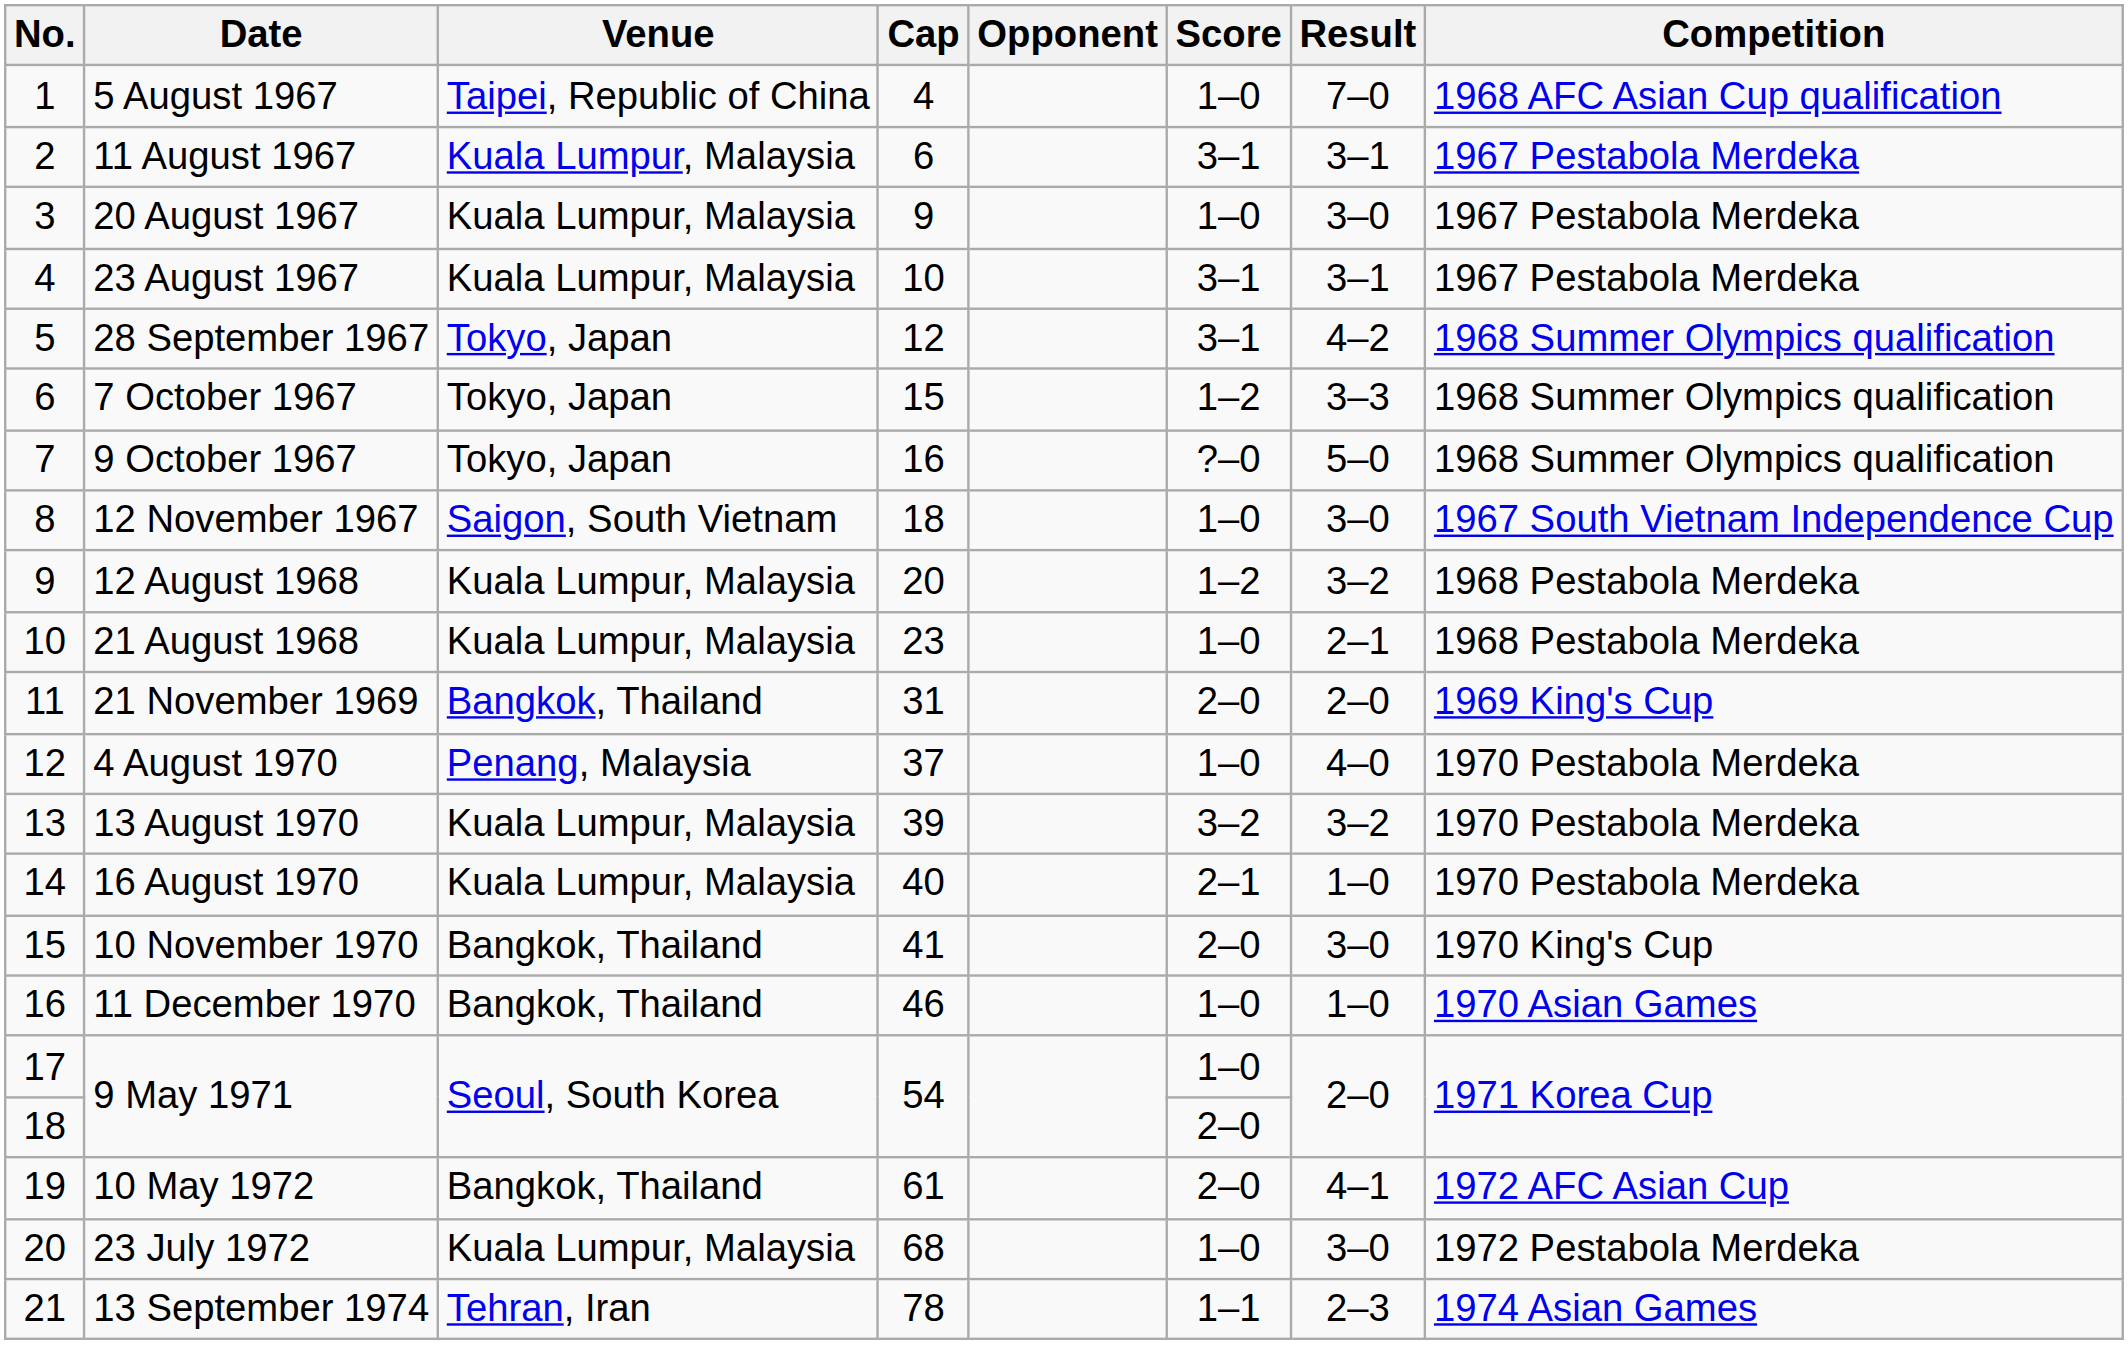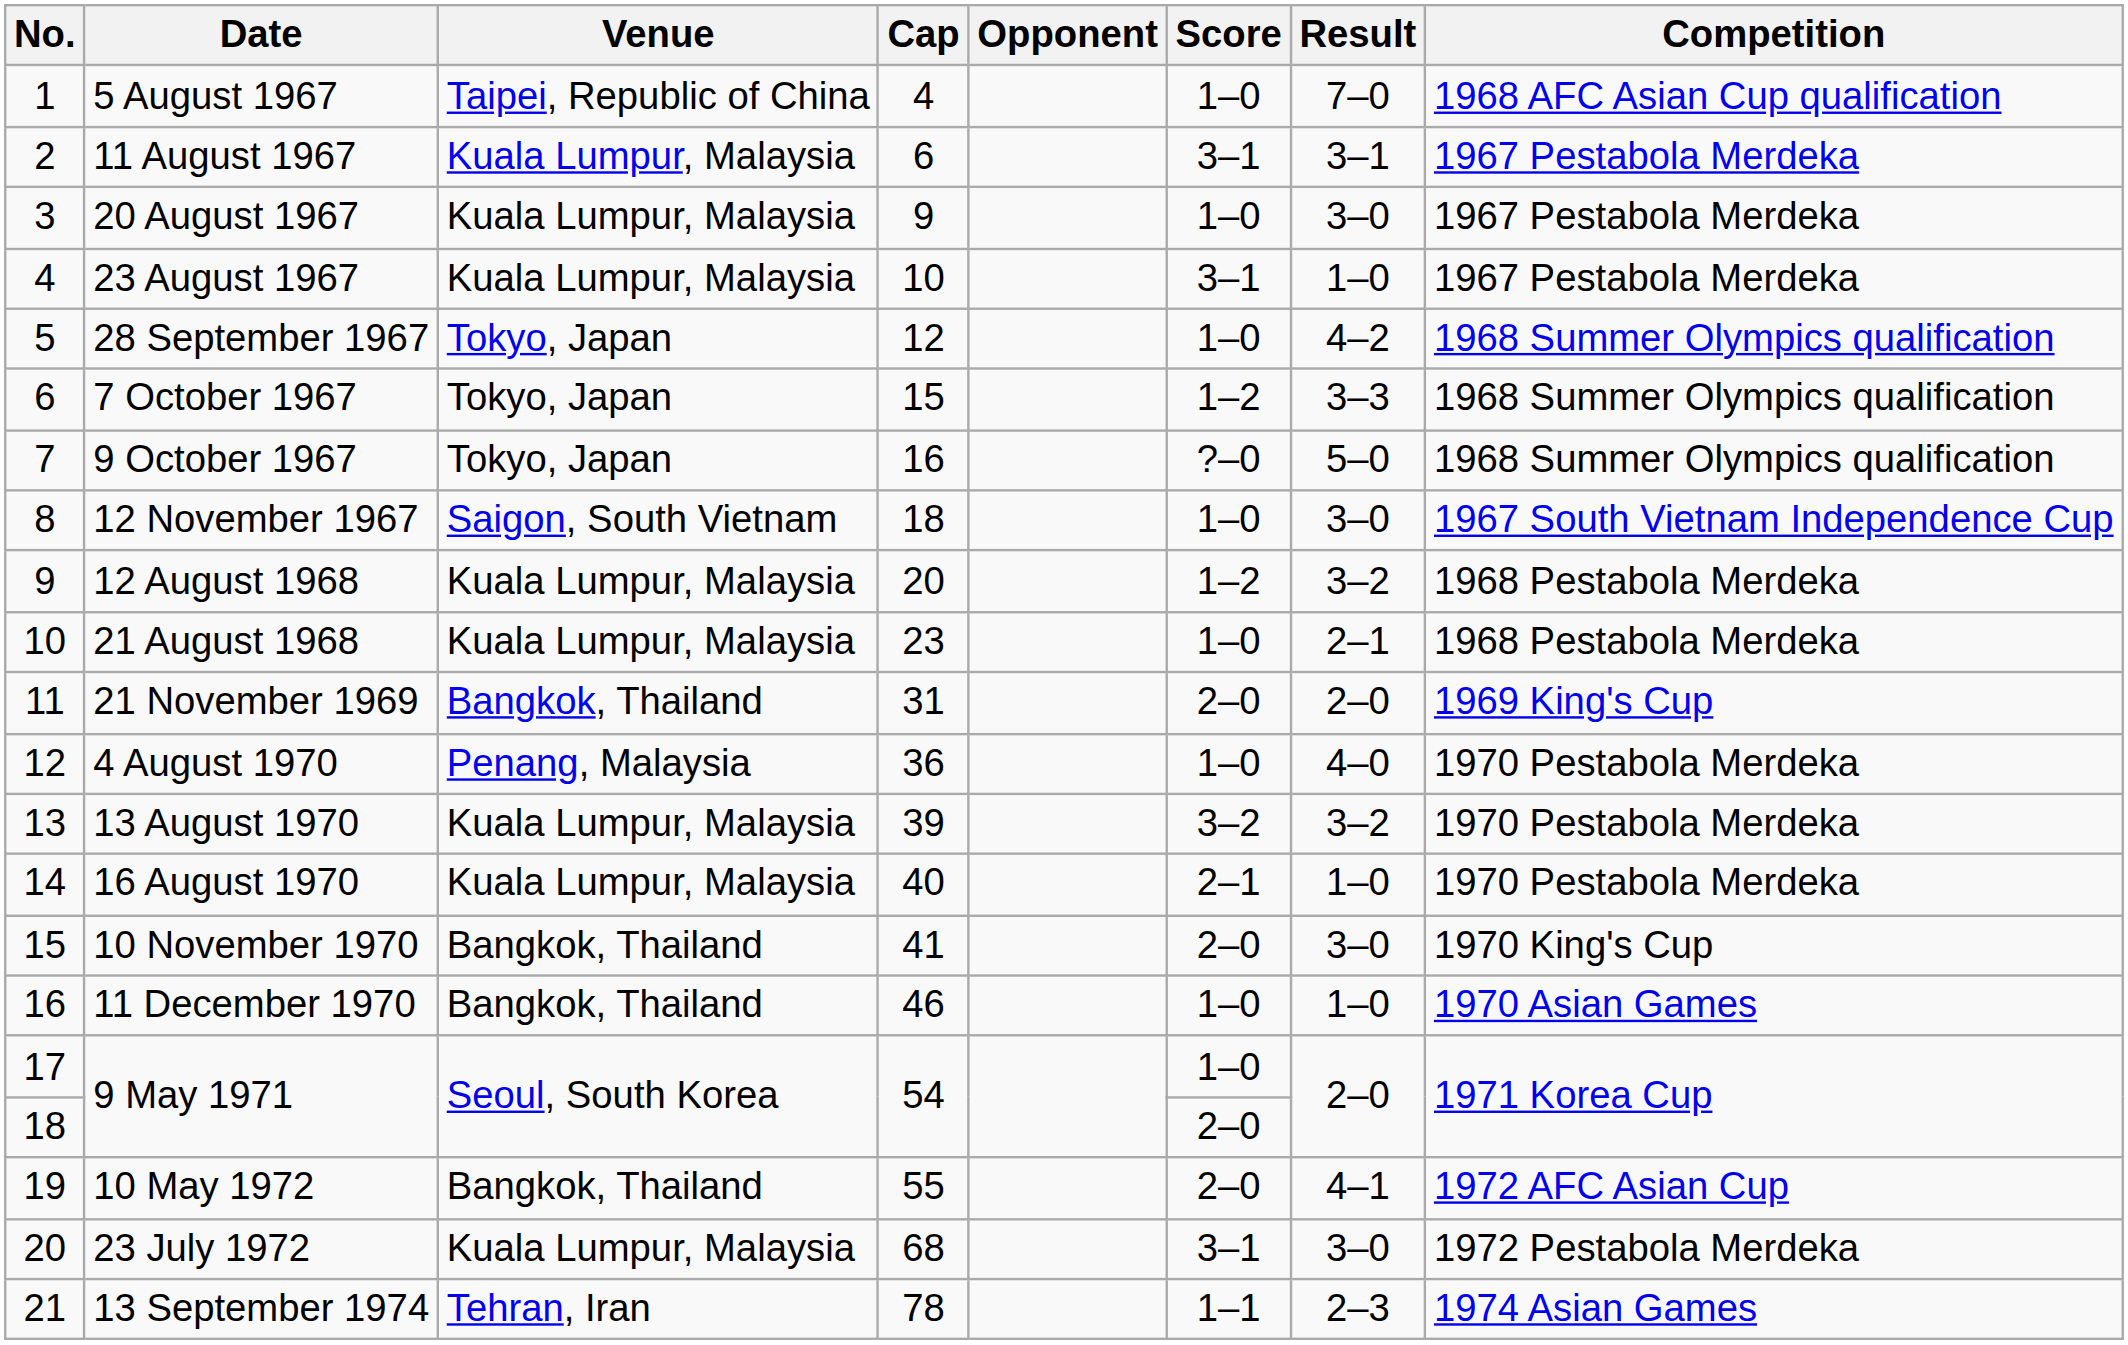(1358, 277) 3–1 -> (1358, 277) 1–0
(1229, 338) 3–1 -> (1229, 338) 1–0
(924, 762) 37 -> (924, 762) 36
(924, 1187) 61 -> (924, 1187) 55
(1229, 1247) 1–0 -> (1229, 1247) 3–1
